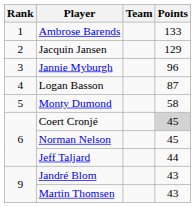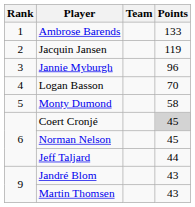(173, 49) 129 -> (173, 49) 119
(173, 85) 87 -> (173, 85) 70
